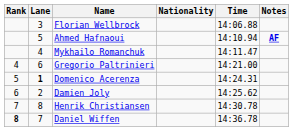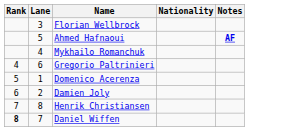- column: (238, 11)
(40, 79) bold -> (40, 79) normal
